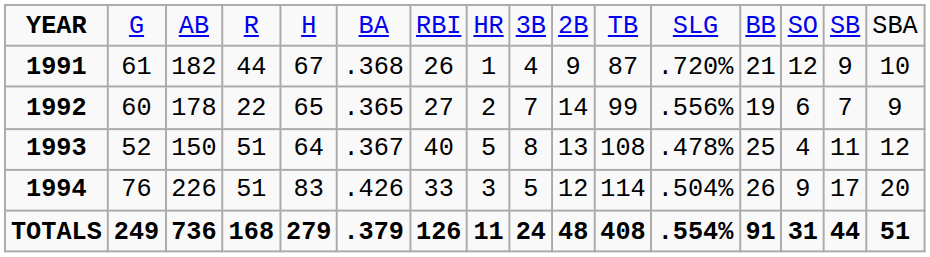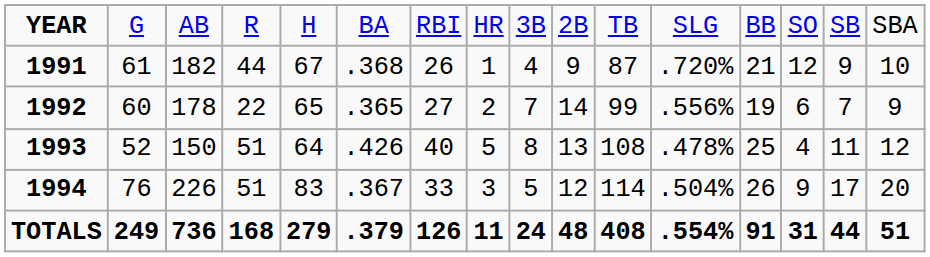(374, 149) .367 -> (374, 149) .426
(374, 190) .426 -> (374, 190) .367
